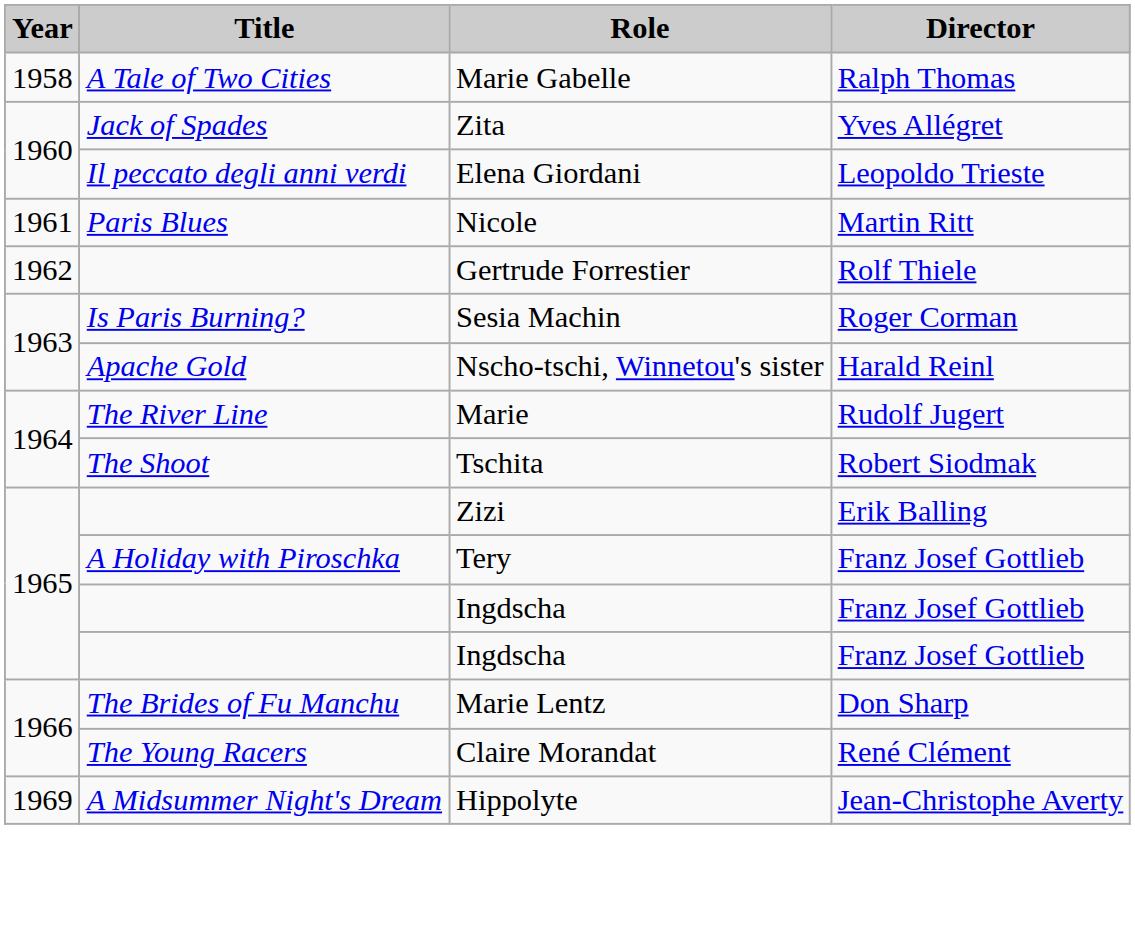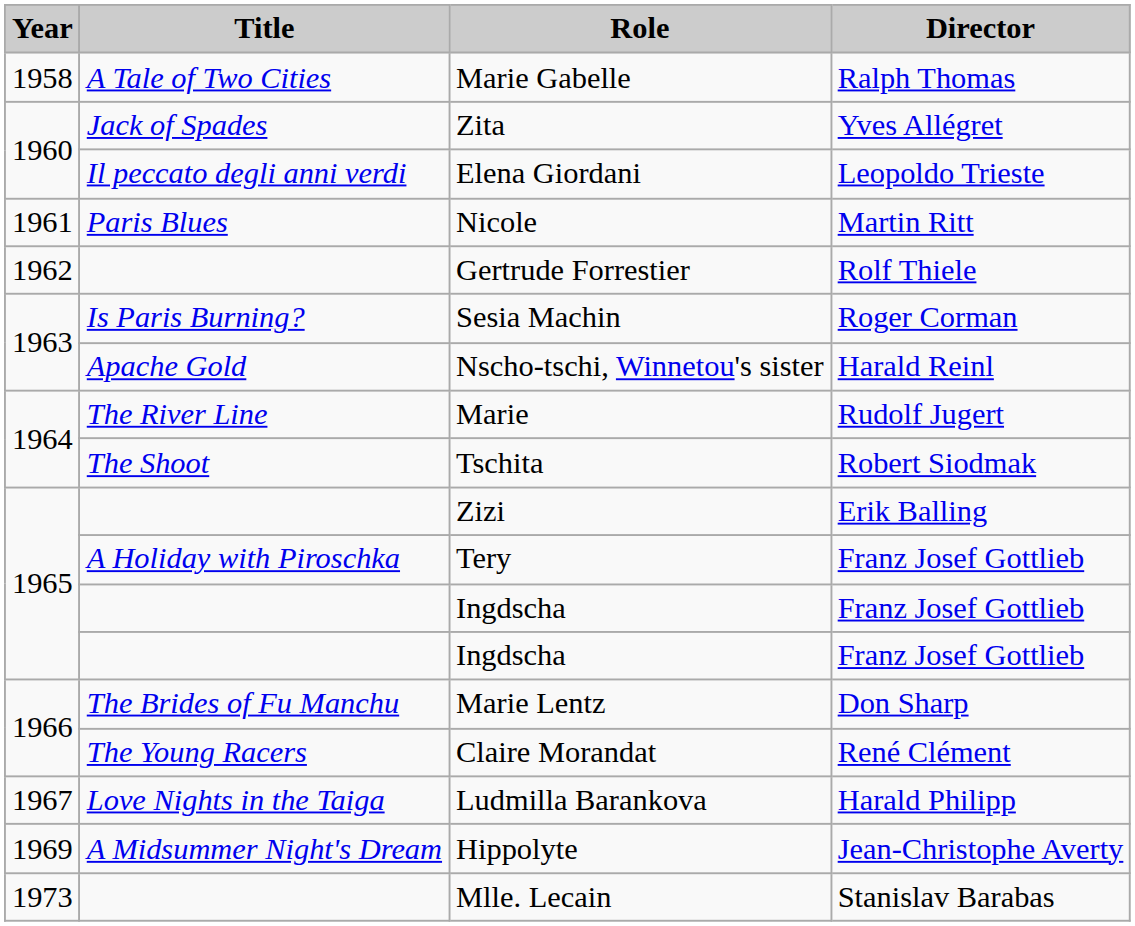+ row: (581, 800)
+ row: (534, 896)
